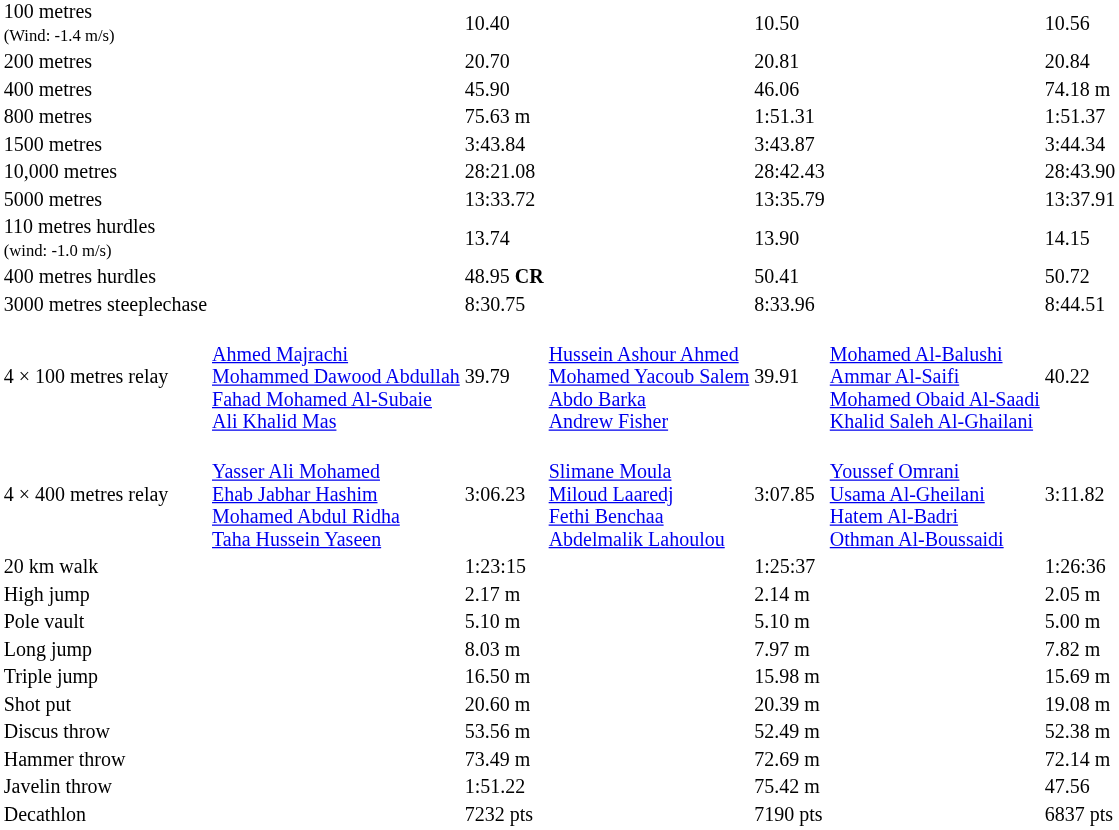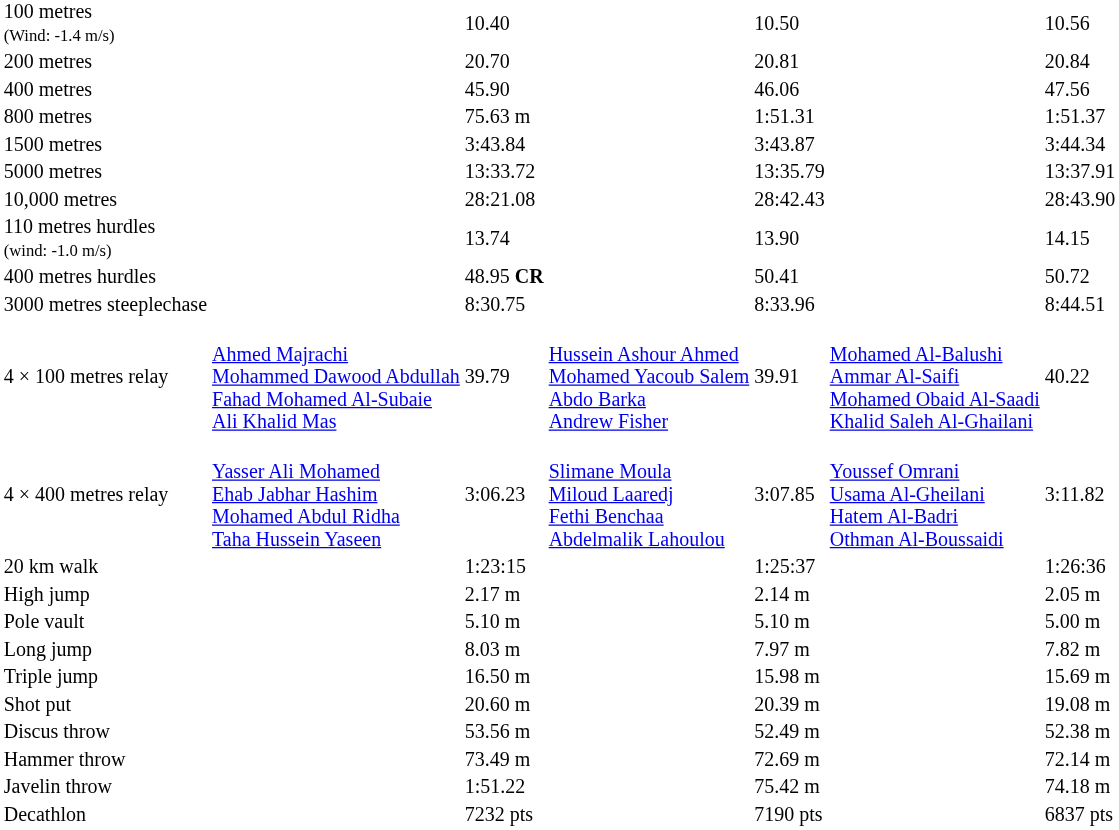(1078, 89) 74.18 m -> (1067, 89) 47.56
rows swapped: (53, 199) <-> (60, 171)
(1067, 786) 47.56 -> (1078, 786) 74.18 m
